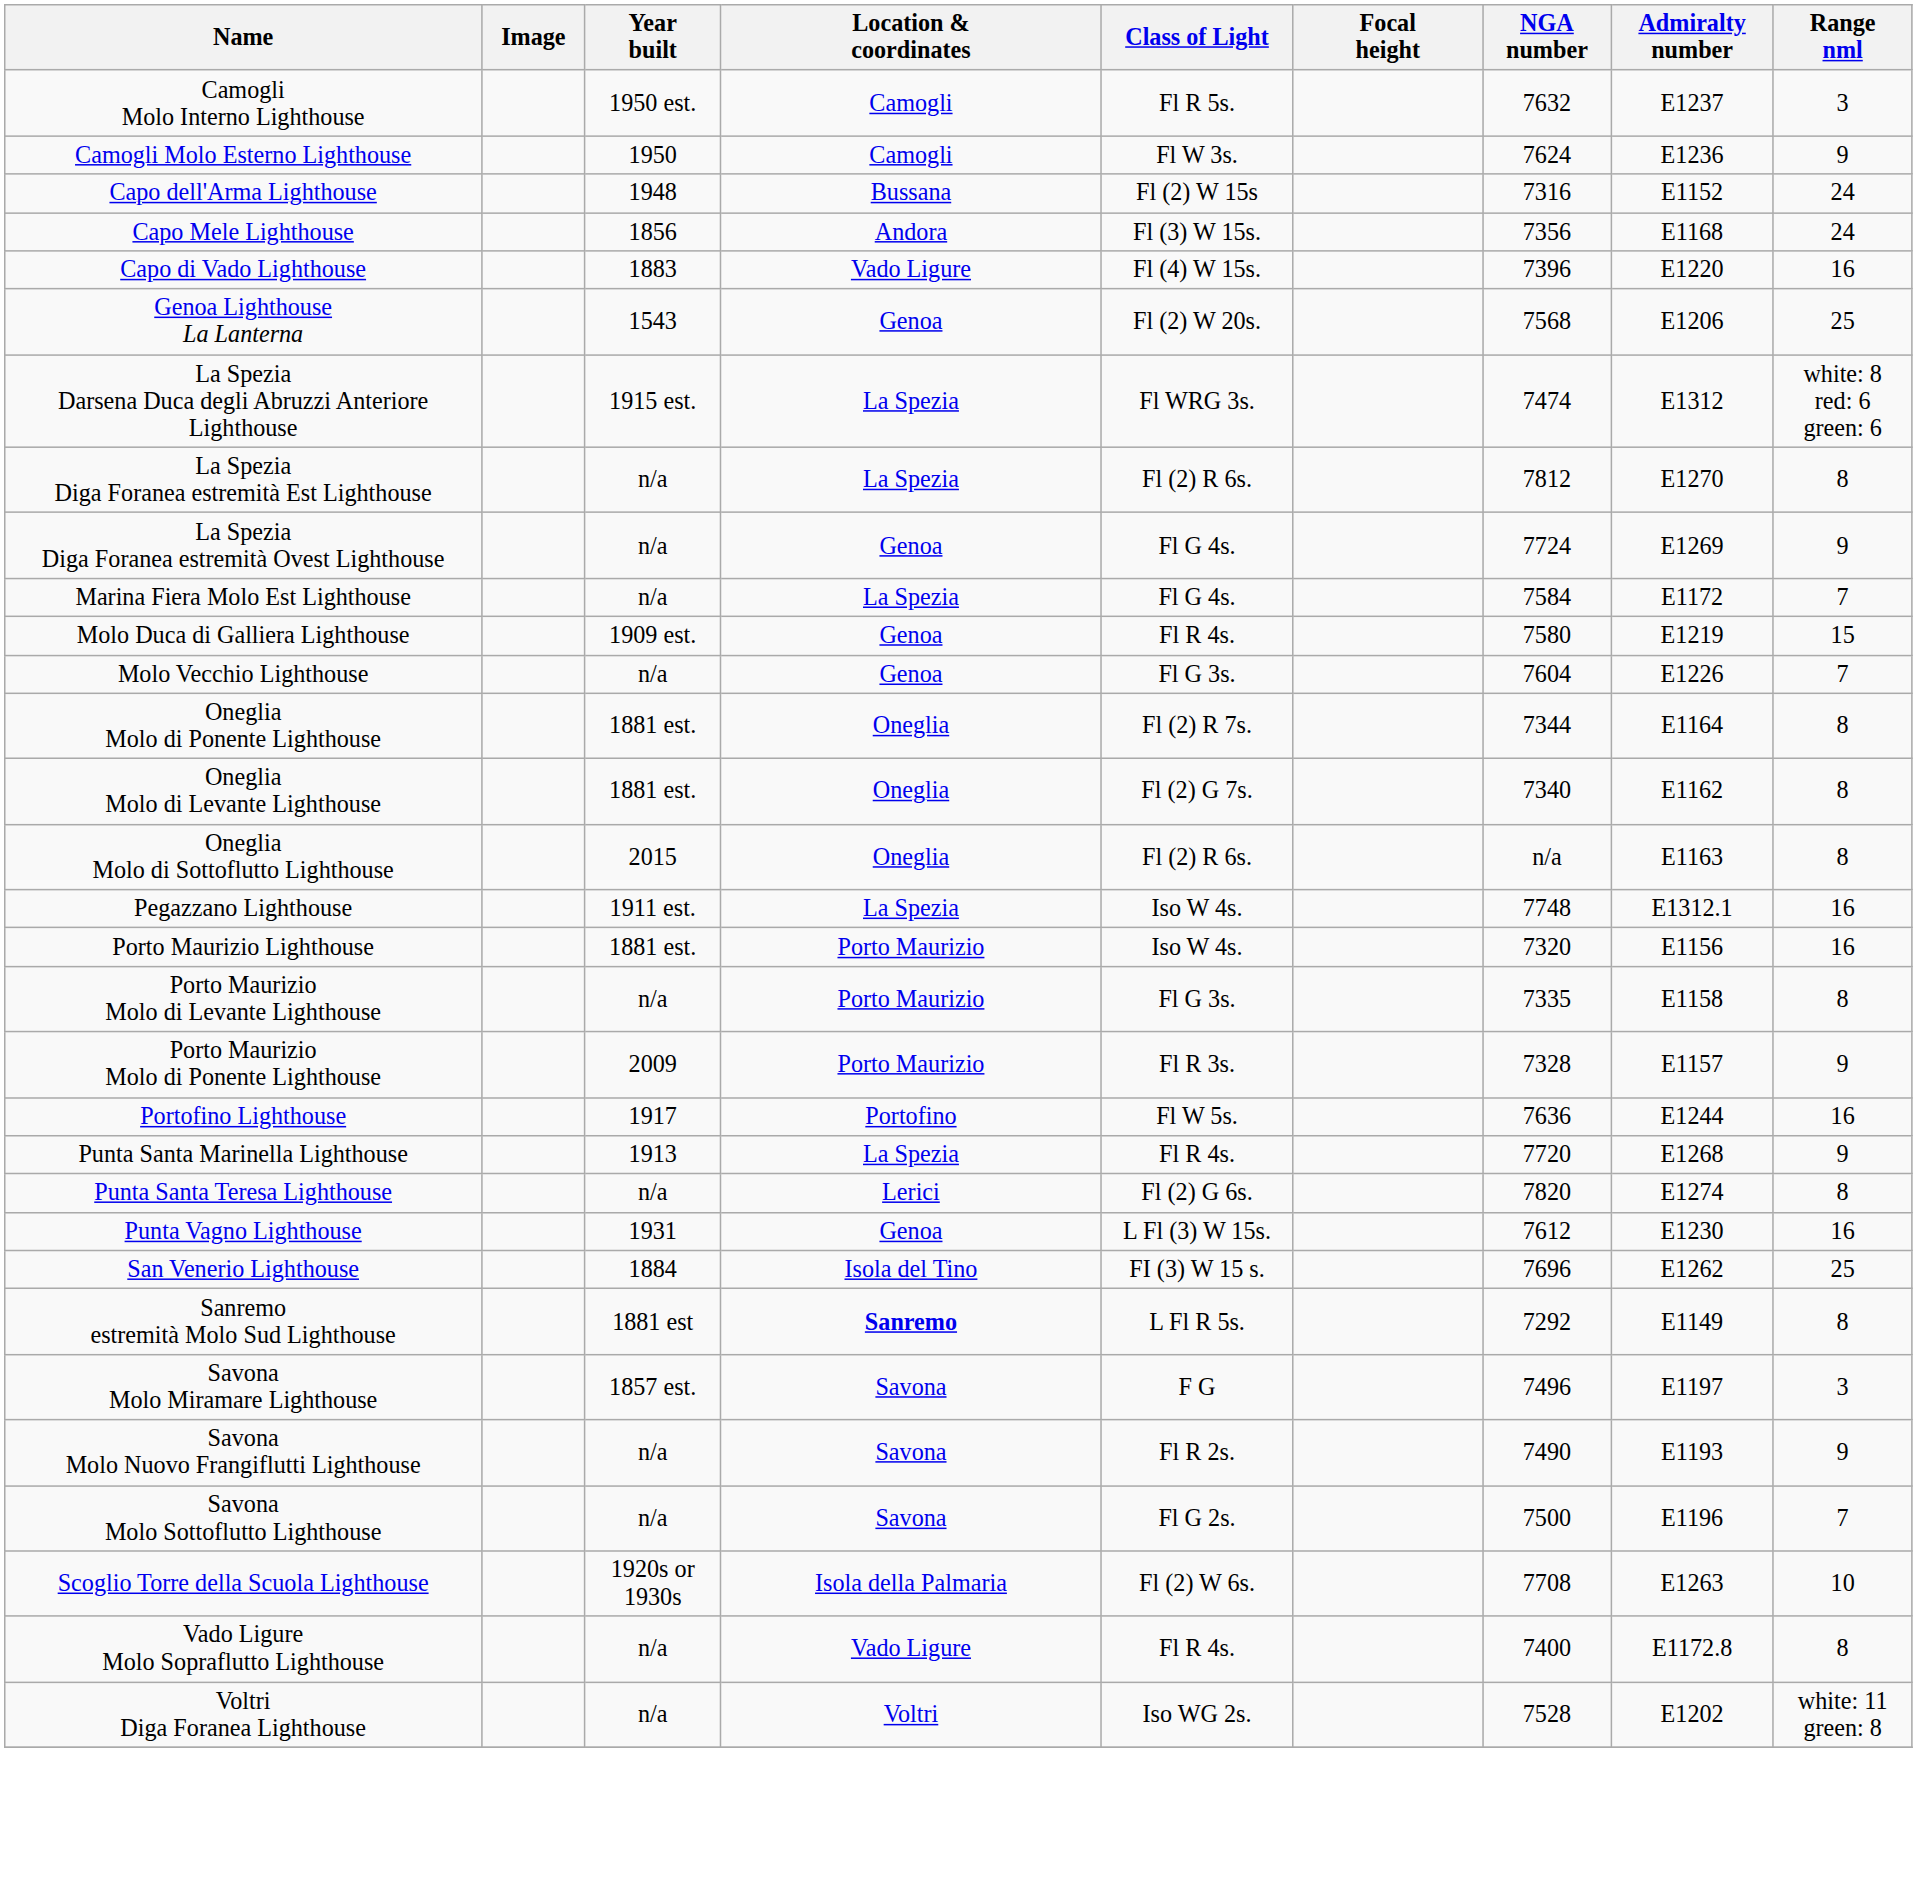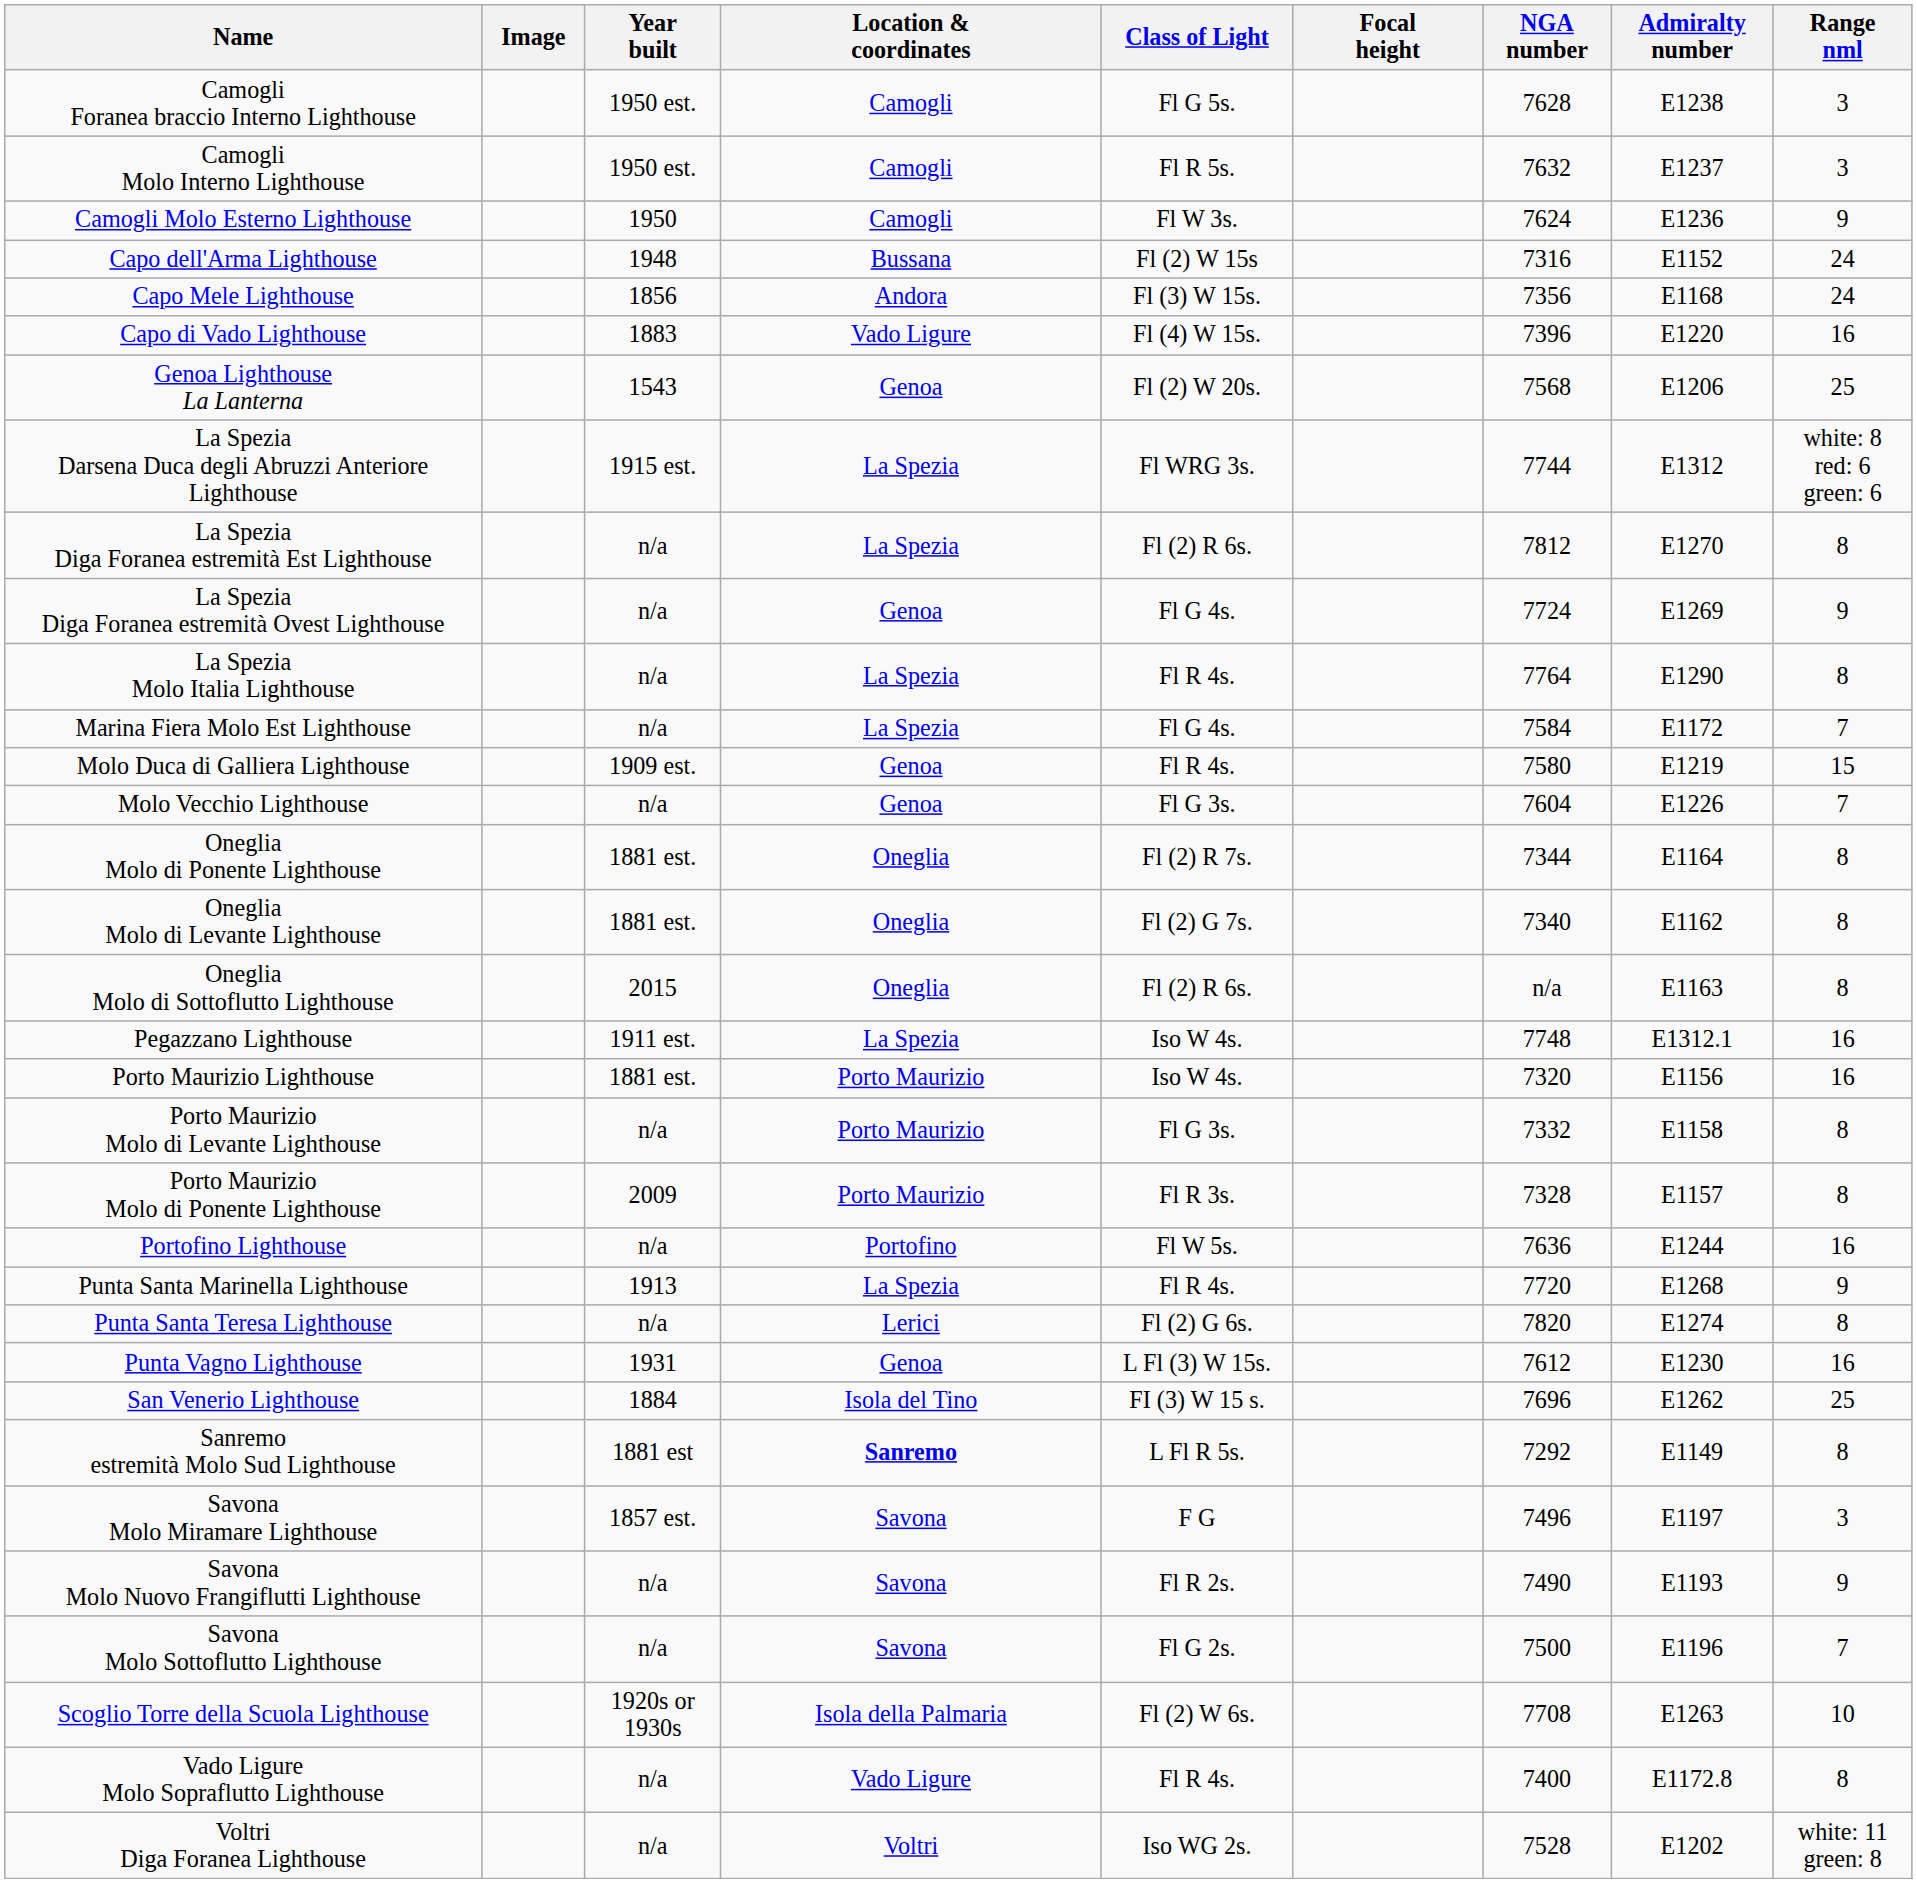+ row: (243, 102)
(1547, 400) 7474 -> (1547, 466) 7744
+ row: (243, 676)
(1547, 998) 7335 -> (1547, 1129) 7332
(1843, 1064) 9 -> (1843, 1195) 8
(653, 1116) 1917 -> (653, 1247) n/a
